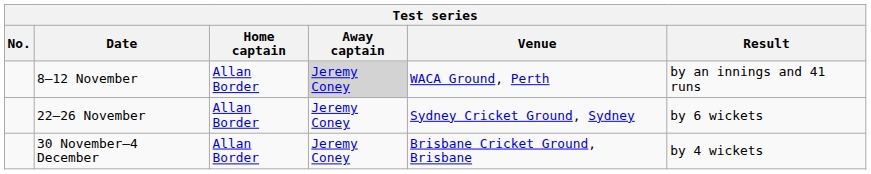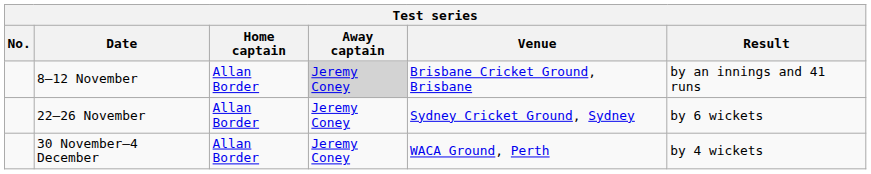(480, 79) WACA Ground, Perth -> (503, 79) Brisbane Cricket Ground, Brisbane
(503, 151) Brisbane Cricket Ground, Brisbane -> (480, 151) WACA Ground, Perth
